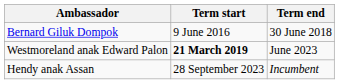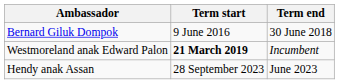(293, 50) June 2023 -> (294, 50) Incumbent
(294, 69) Incumbent -> (293, 69) June 2023
